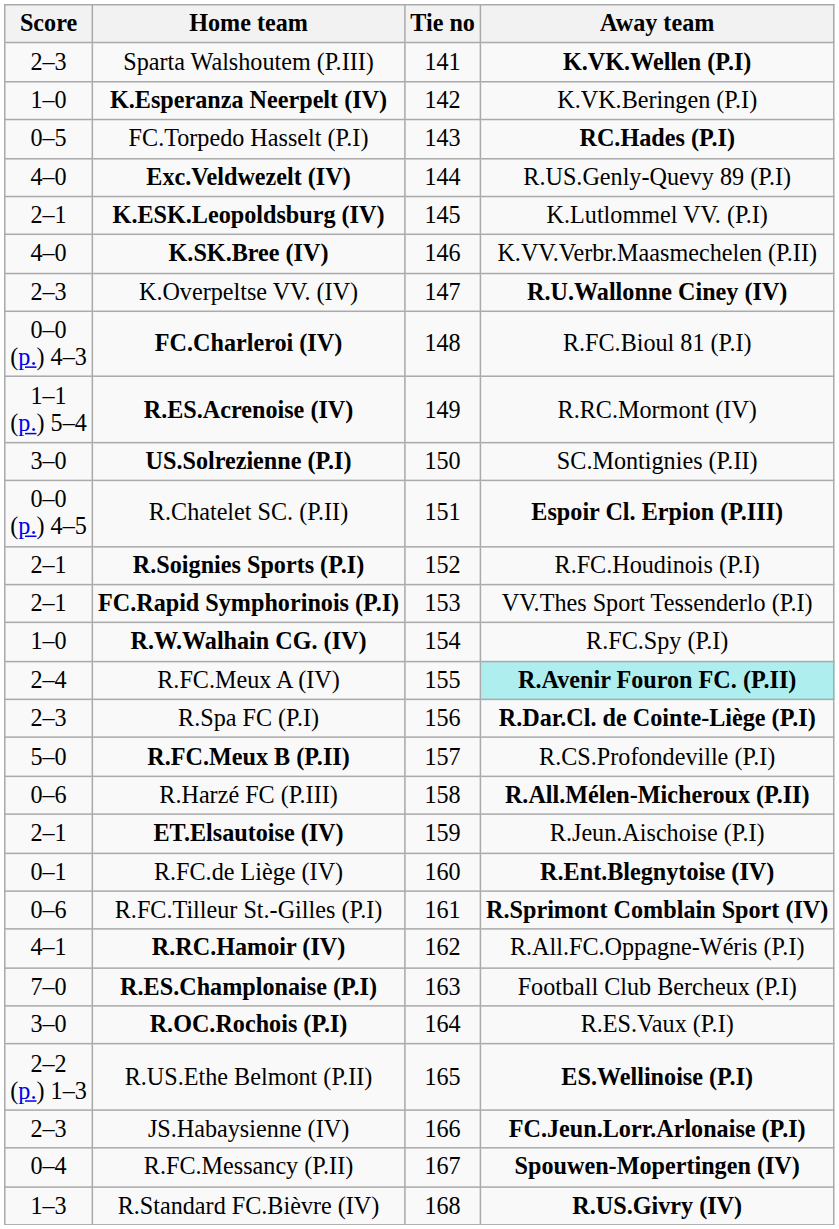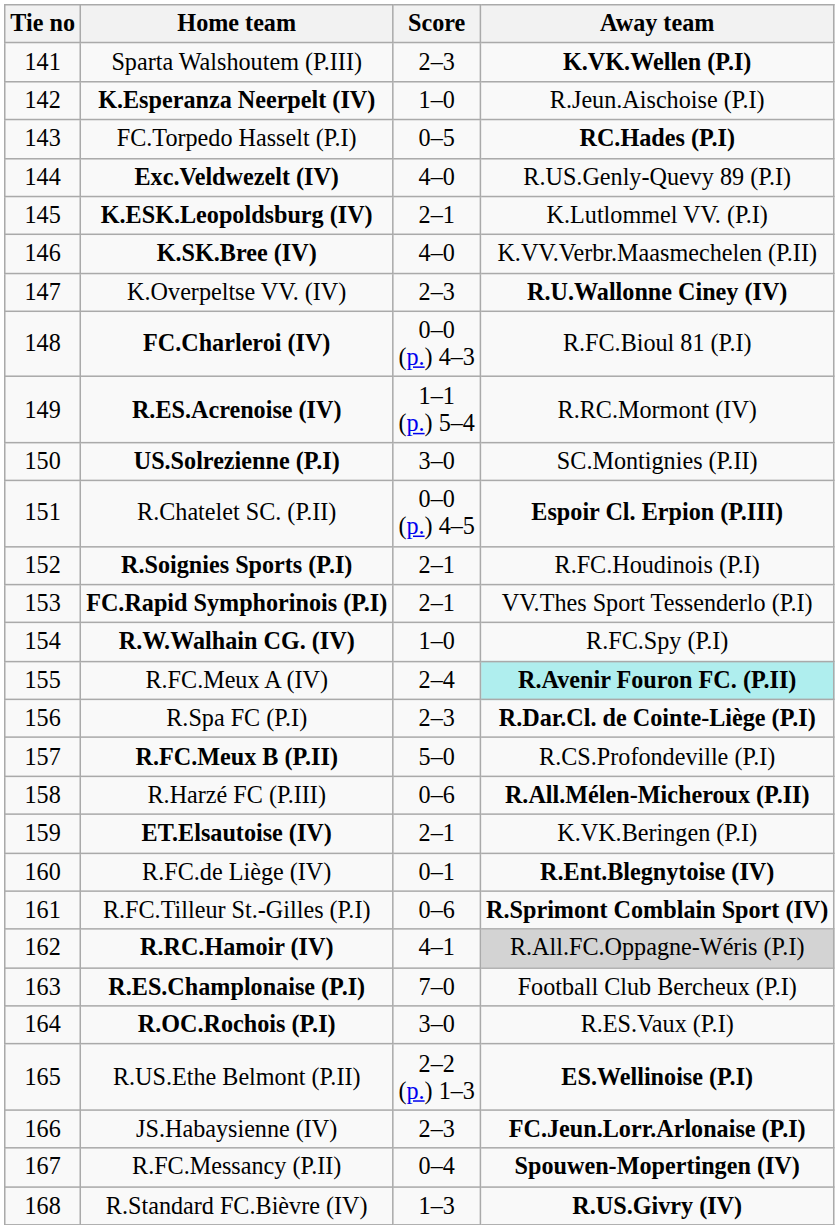columns swapped: (443, 23) <-> (49, 23)
(657, 100) K.VK.Beringen (P.I) -> (657, 100) R.Jeun.Aischoise (P.I)
(657, 833) R.Jeun.Aischoise (P.I) -> (657, 833) K.VK.Beringen (P.I)
(657, 948) no background -> (657, 948) lightgrey background
